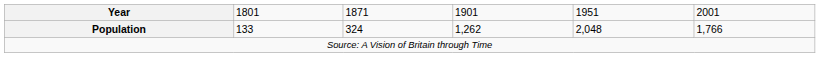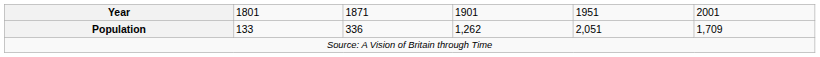(354, 29) 324 -> (354, 29) 336
(589, 29) 2,048 -> (589, 29) 2,051
(709, 29) 1,766 -> (709, 29) 1,709
